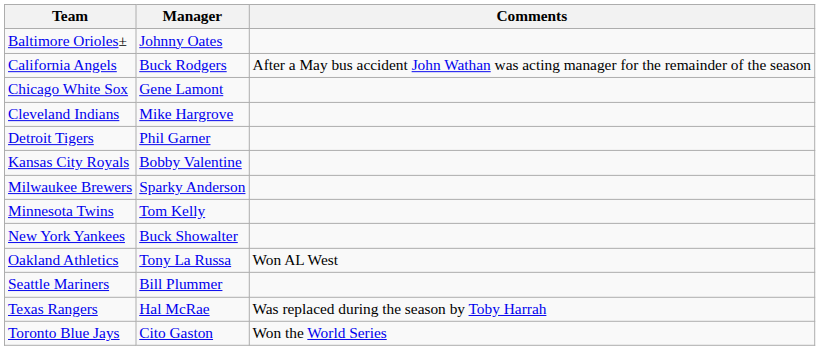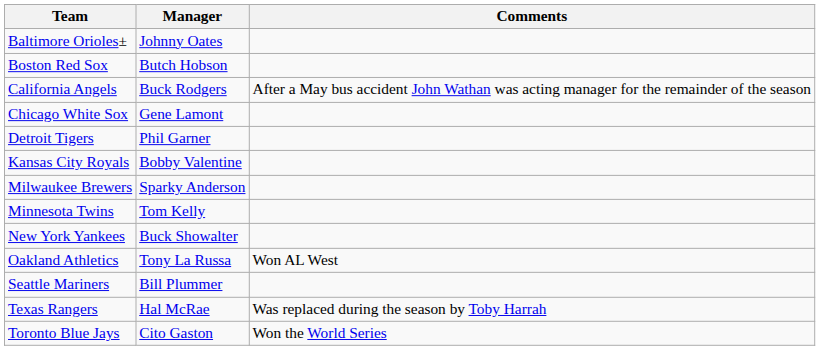+ row: (58, 65)
- row: (64, 114)
